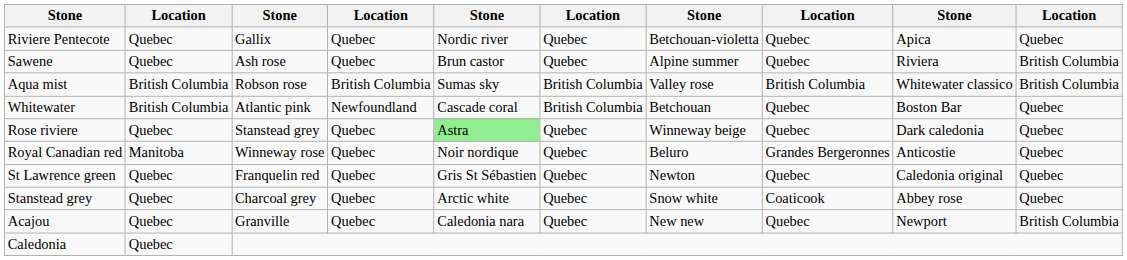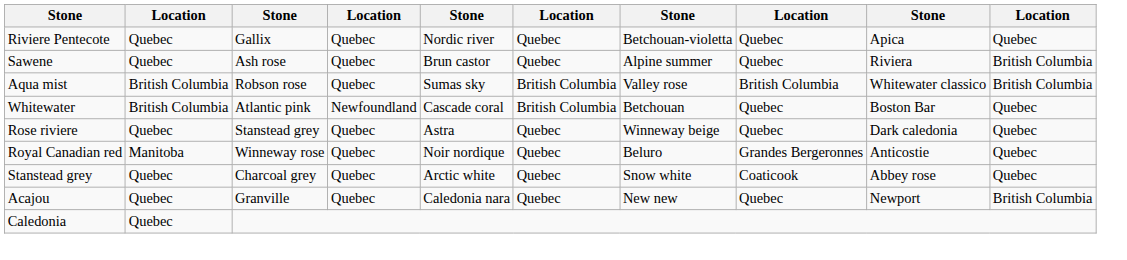(381, 84) British Columbia -> (353, 84) Quebec
(453, 130) lightgreen background -> (439, 130) no background
- row: (62, 175)
